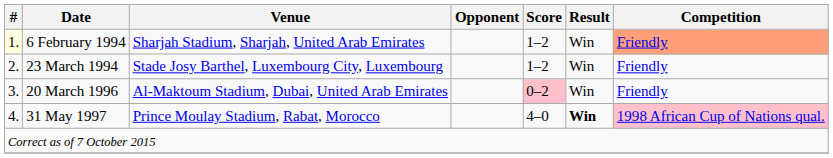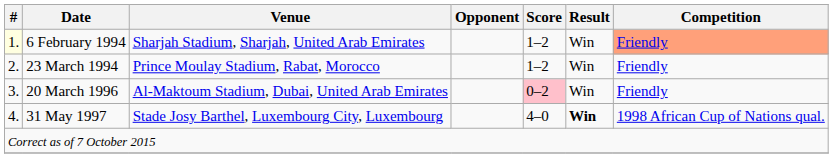(288, 66) Stade Josy Barthel, Luxembourg City, Luxembourg -> (256, 66) Prince Moulay Stadium, Rabat, Morocco
(256, 116) Prince Moulay Stadium, Rabat, Morocco -> (288, 116) Stade Josy Barthel, Luxembourg City, Luxembourg
(721, 116) pink background -> (721, 116) no background
